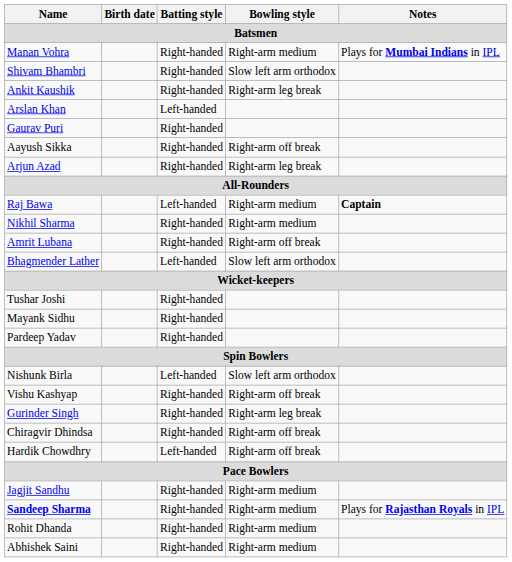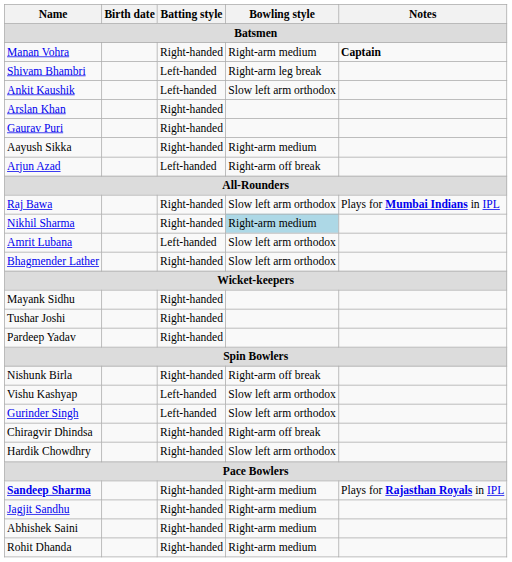(420, 52) Plays for Mumbai Indians in IPL -> (361, 52) Captain
(192, 71) Right-handed -> (188, 71) Left-handed
(282, 71) Slow left arm orthodox -> (275, 71) Right-arm leg break
(192, 90) Right-handed -> (188, 90) Left-handed
(275, 90) Right-arm leg break -> (282, 90) Slow left arm orthodox
(188, 109) Left-handed -> (192, 109) Right-handed
(274, 147) Right-arm off break -> (272, 147) Right-arm medium
(192, 166) Right-handed -> (188, 166) Left-handed
(275, 166) Right-arm leg break -> (274, 166) Right-arm off break
(188, 204) Left-handed -> (192, 204) Right-handed
(272, 204) Right-arm medium -> (282, 204) Slow left arm orthodox
(361, 204) Captain -> (420, 204) Plays for Mumbai Indians in IPL
(272, 223) no background -> (272, 223) lightblue background
(192, 242) Right-handed -> (188, 242) Left-handed
(274, 242) Right-arm off break -> (282, 242) Slow left arm orthodox
(188, 261) Left-handed -> (192, 261) Right-handed
rows swapped: (41, 318) <-> (36, 299)
(188, 376) Left-handed -> (192, 376) Right-handed
(282, 376) Slow left arm orthodox -> (274, 376) Right-arm off break
(192, 395) Right-handed -> (188, 395) Left-handed
(274, 395) Right-arm off break -> (282, 395) Slow left arm orthodox
(192, 414) Right-handed -> (188, 414) Left-handed
(275, 414) Right-arm leg break -> (282, 414) Slow left arm orthodox
(188, 452) Left-handed -> (192, 452) Right-handed
(274, 452) Right-arm off break -> (282, 452) Slow left arm orthodox
rows swapped: (38, 490) <-> (49, 509)
rows swapped: (42, 547) <-> (39, 528)
